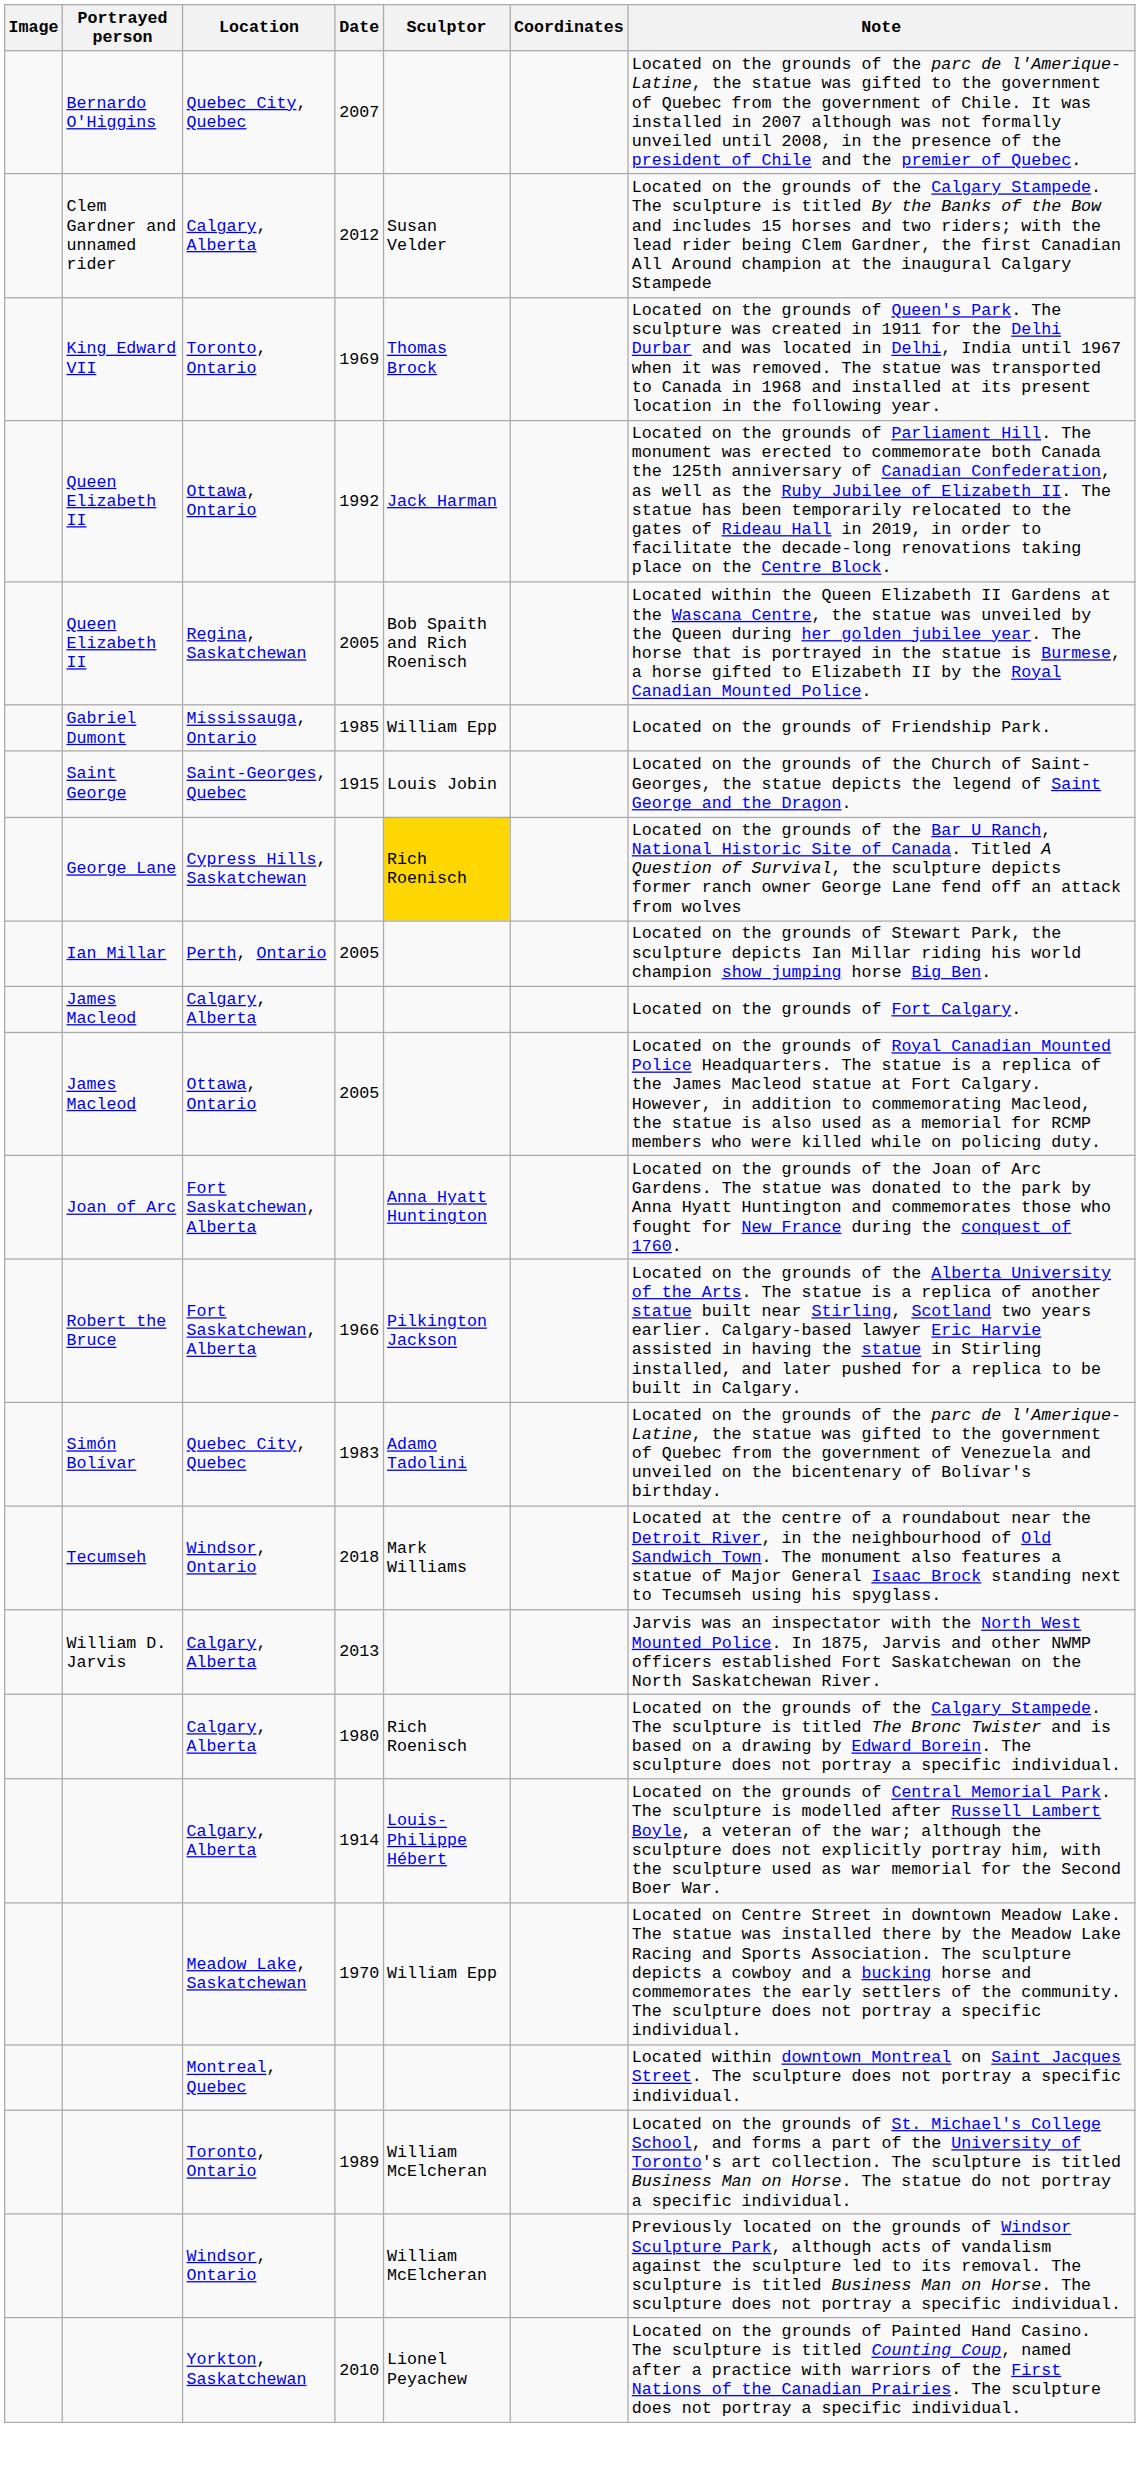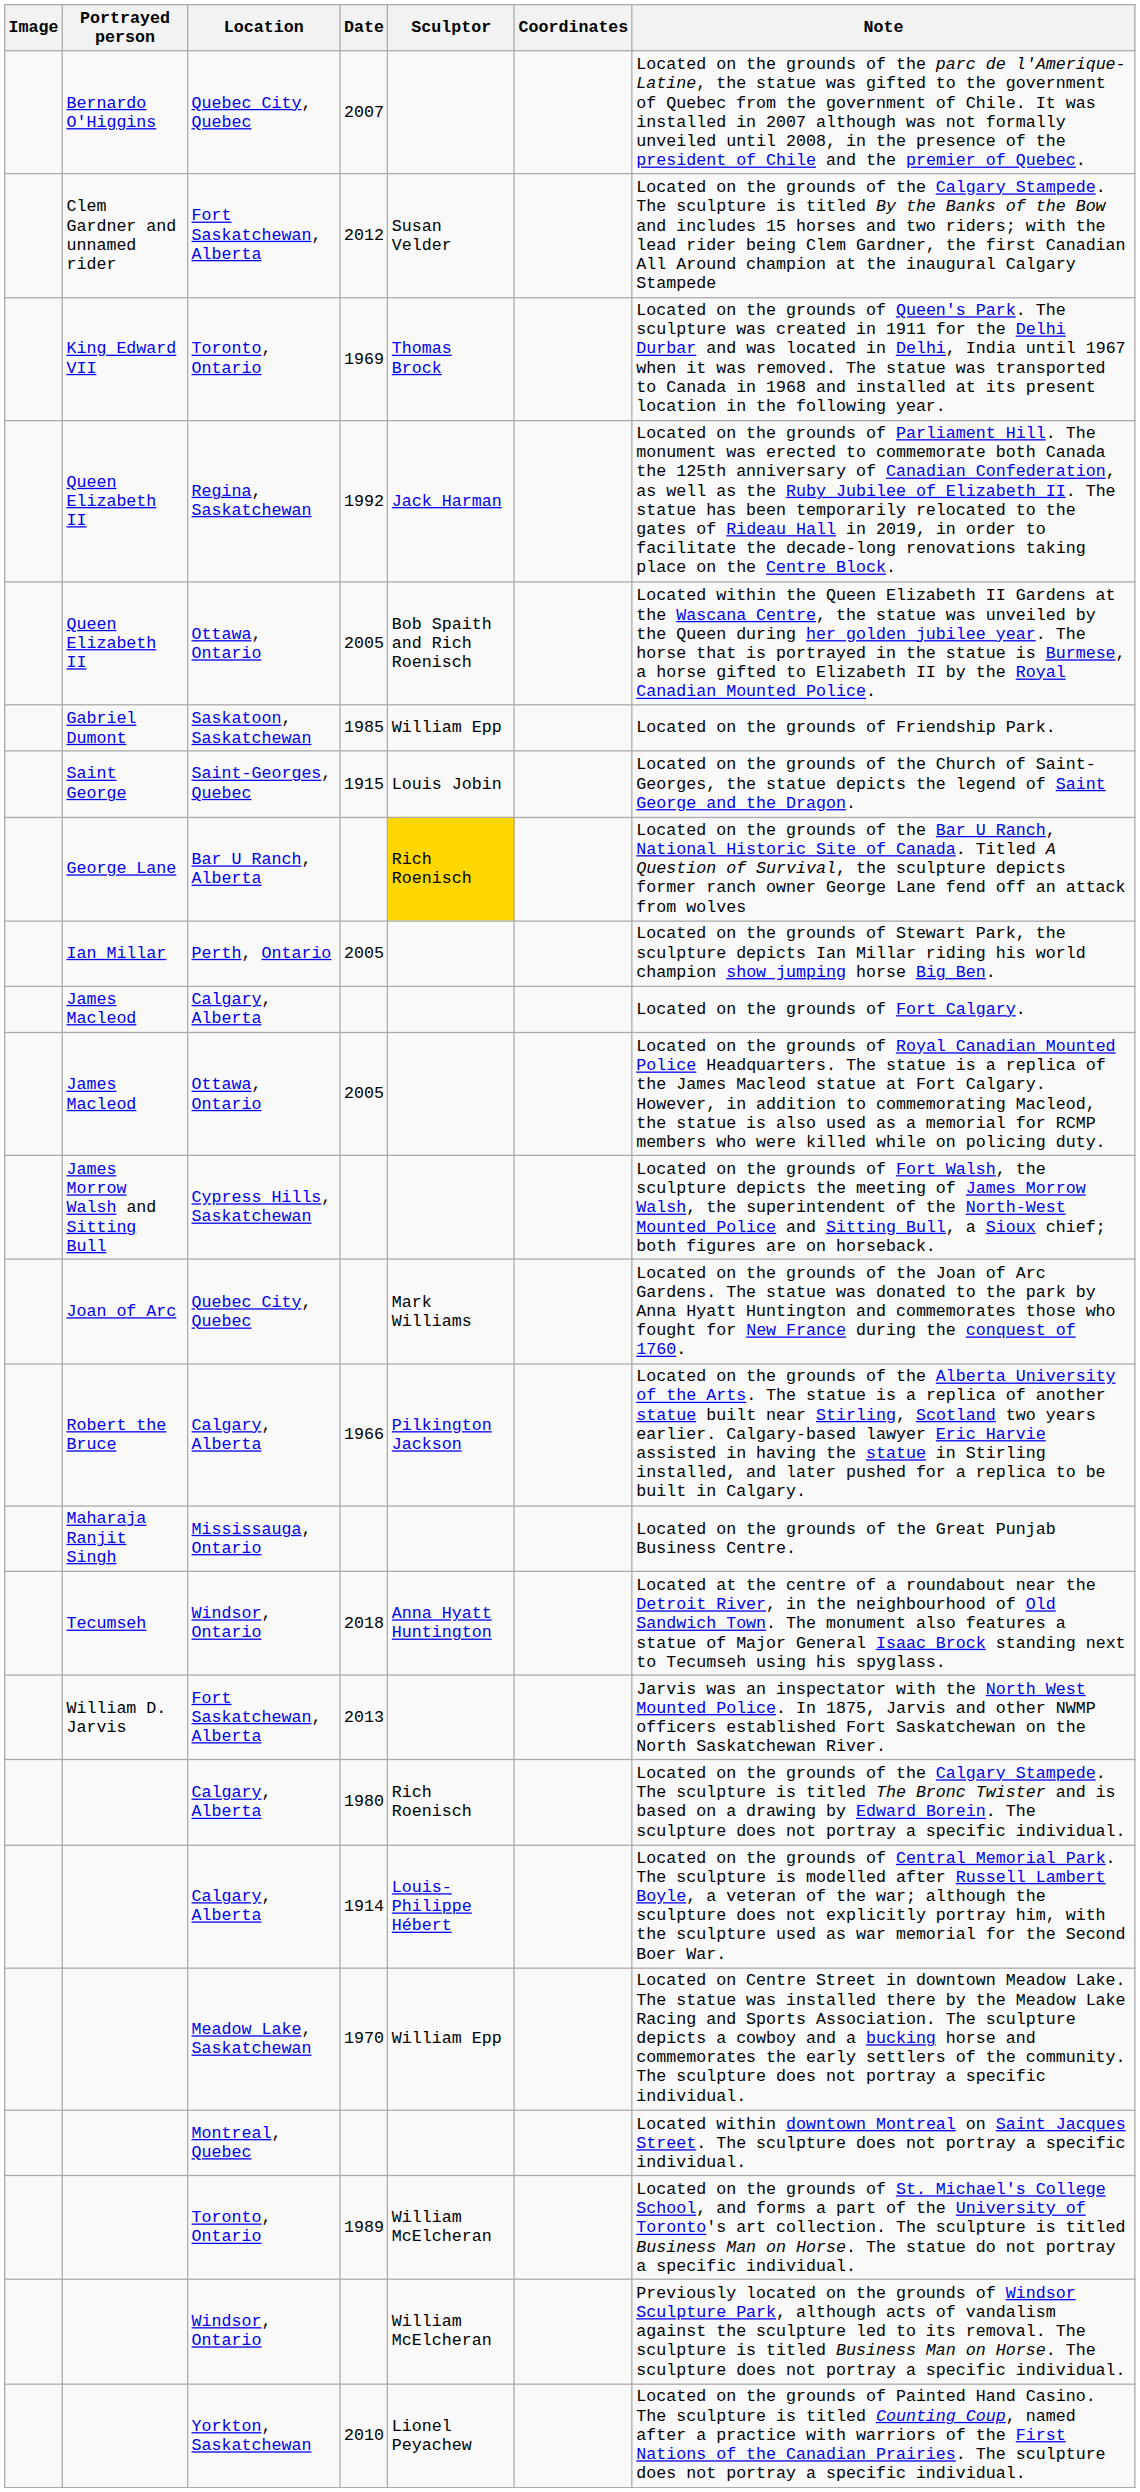(227, 236) Calgary, Alberta -> (256, 236) Fort Saskatchewan, Alberta
(222, 501) Ottawa, Ontario -> (251, 501) Regina, Saskatchewan
(246, 643) Regina, Saskatchewan -> (226, 643) Ottawa, Ontario
(247, 728) Mississauga, Ontario -> (251, 728) Saskatoon, Saskatchewan
(256, 869) Cypress Hills, Saskatchewan -> (251, 869) Bar U Ranch, Alberta
+ row: (111, 1208)
(251, 1208) Fort Saskatchewan, Alberta -> (251, 1312) Quebec City, Quebec
(437, 1208) Anna Hyatt Huntington -> (432, 1312) Mark Williams
(251, 1331) Fort Saskatchewan, Alberta -> (231, 1435) Calgary, Alberta
+ row: (106, 1539)
- row: (101, 1454)
(427, 1558) Mark Williams -> (442, 1623) Anna Hyatt Huntington
(227, 1652) Calgary, Alberta -> (256, 1718) Fort Saskatchewan, Alberta
